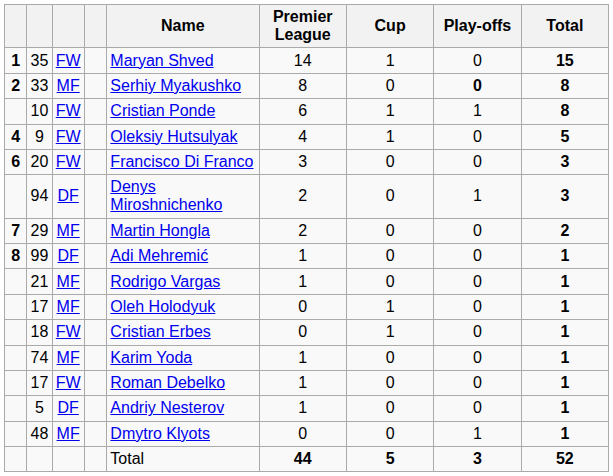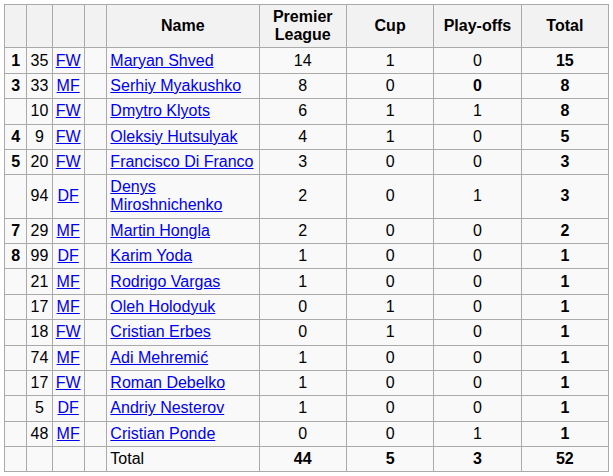(16, 85) 2 -> (16, 85) 3
(163, 111) Cristian Ponde -> (160, 111) Dmytro Klyots
(16, 162) 6 -> (16, 162) 5
(159, 256) Adi Mehremić -> (151, 256) Karim Yoda
(151, 357) Karim Yoda -> (159, 357) Adi Mehremić
(160, 433) Dmytro Klyots -> (163, 433) Cristian Ponde
